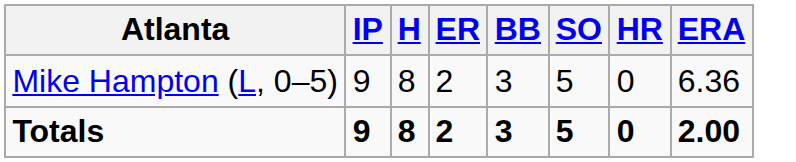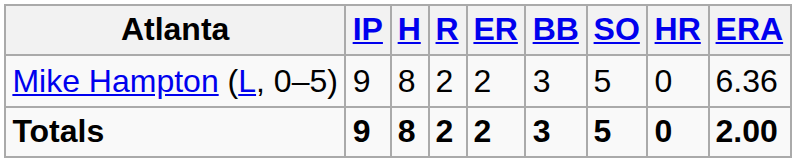+ column: (447, 29)
